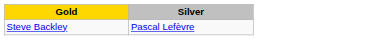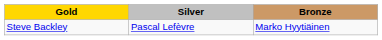+ column: (315, 12)
